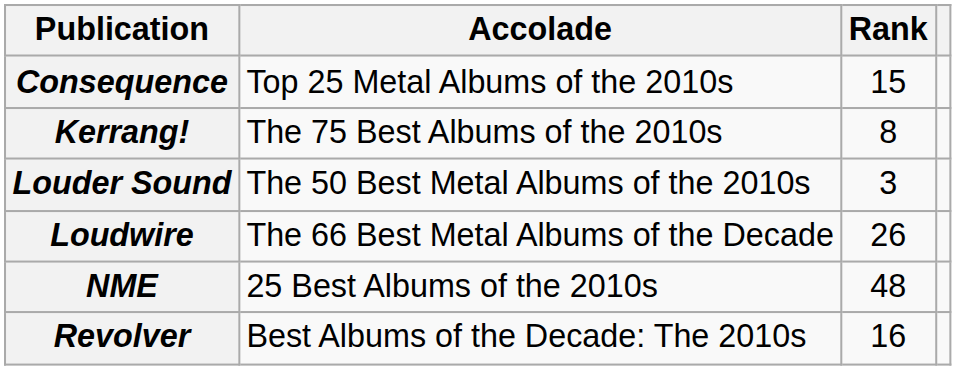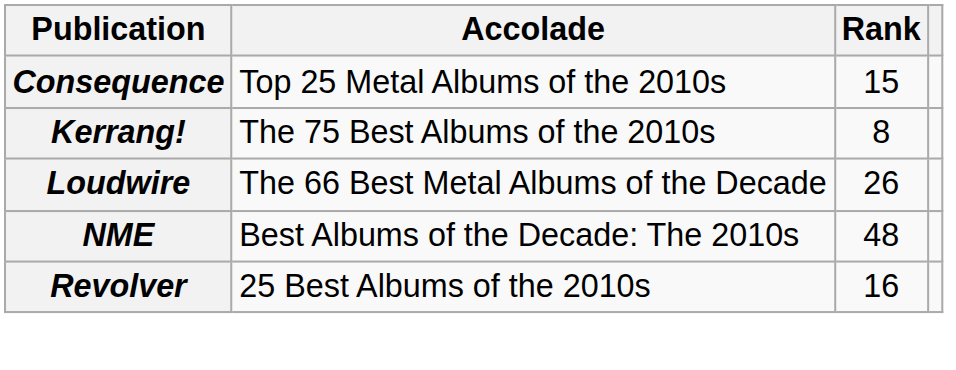- row: (122, 183)
(452, 286) 25 Best Albums of the 2010s -> (519, 235) Best Albums of the Decade: The 2010s
(526, 337) Best Albums of the Decade: The 2010s -> (445, 286) 25 Best Albums of the 2010s
